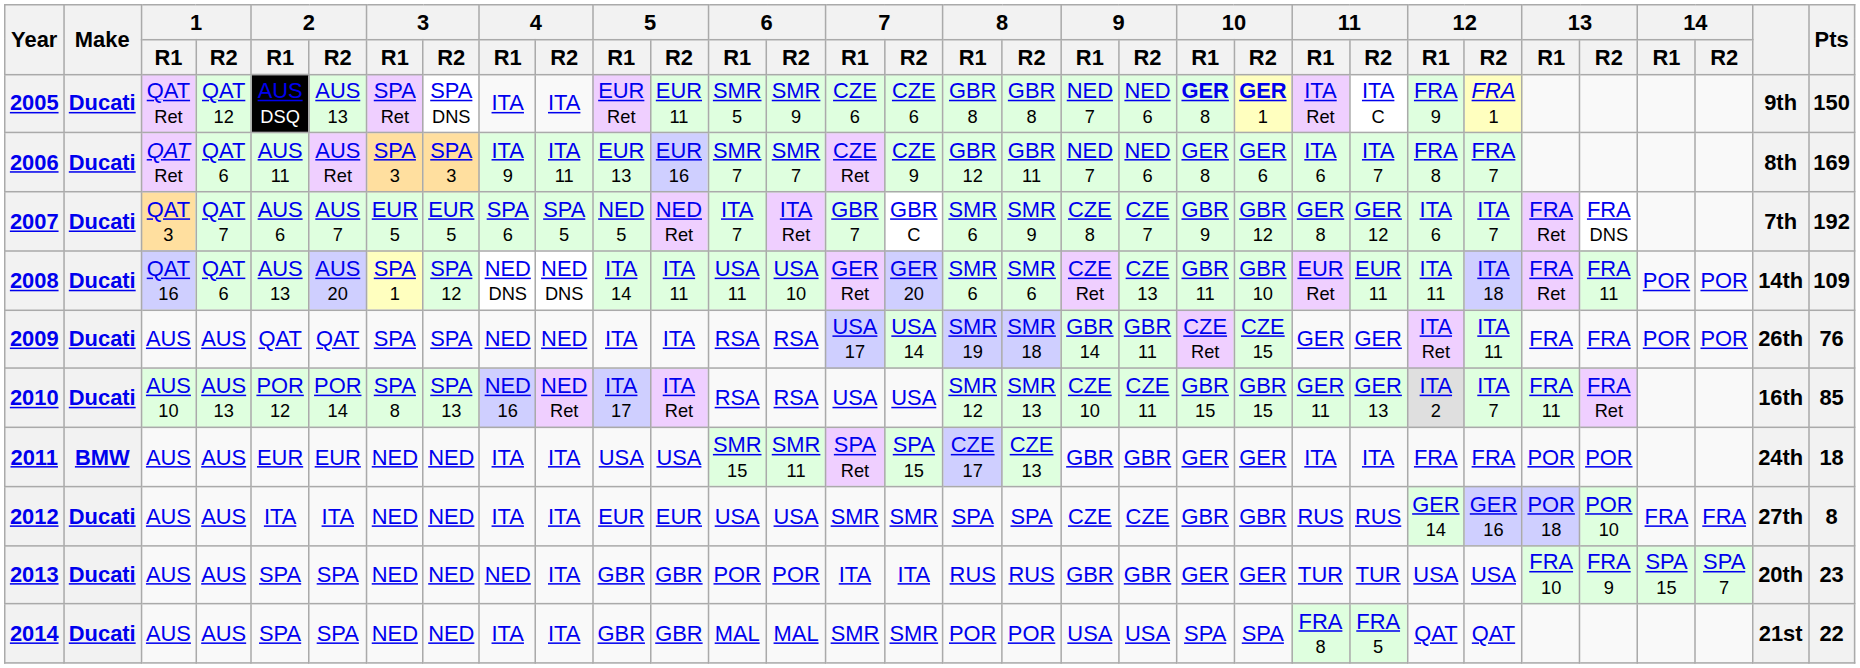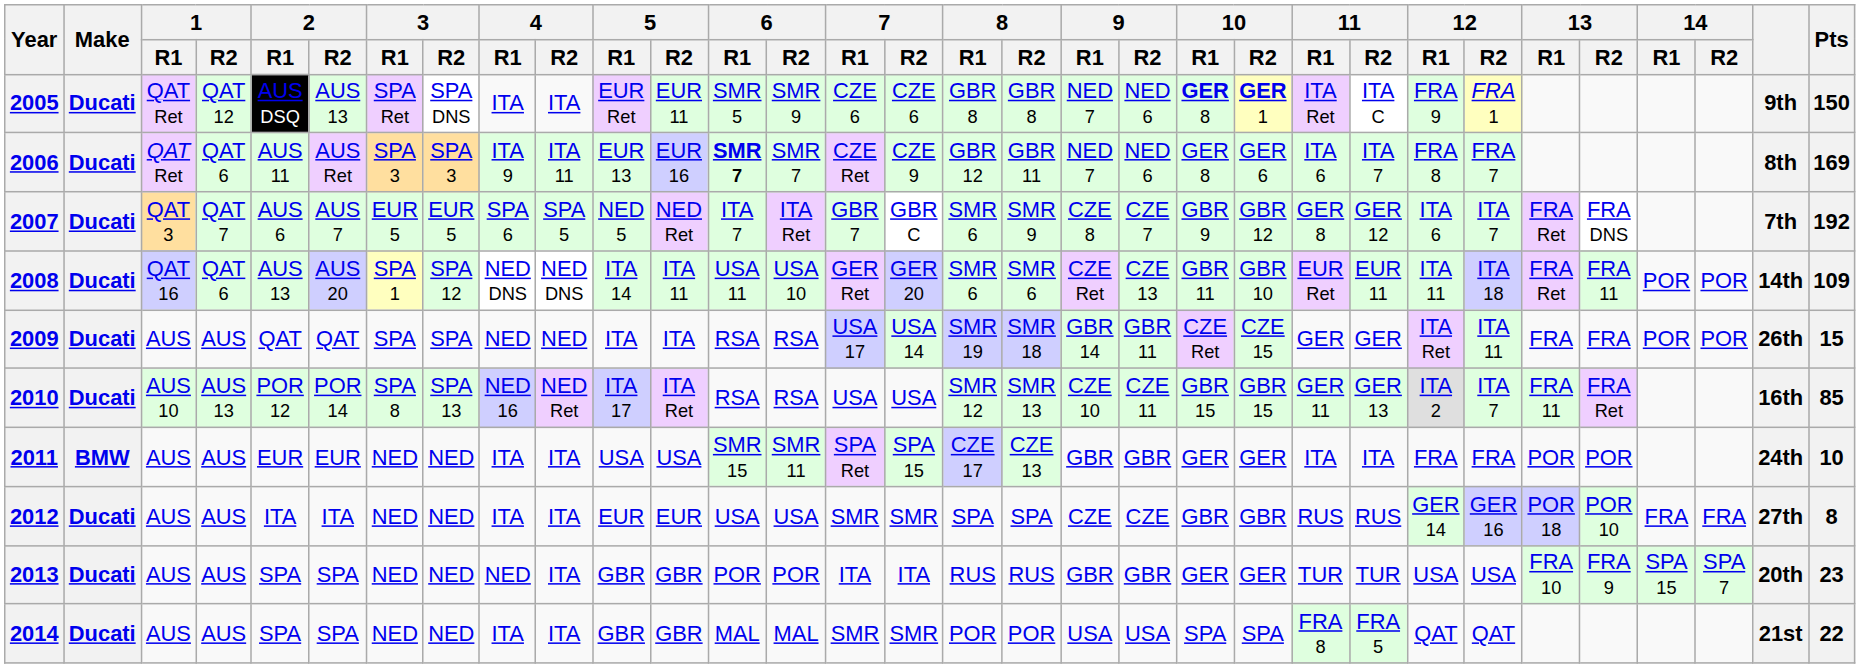(737, 163) normal -> (737, 163) bold
(1832, 339) 76 -> (1832, 339) 15
(1832, 457) 18 -> (1832, 457) 10
